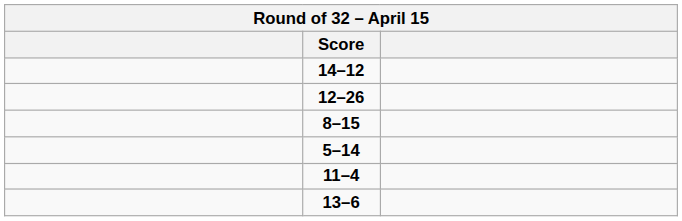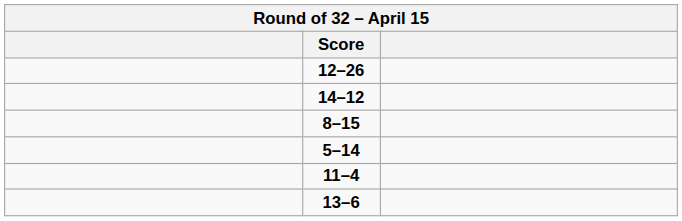rows swapped: (341, 71) <-> (341, 97)
